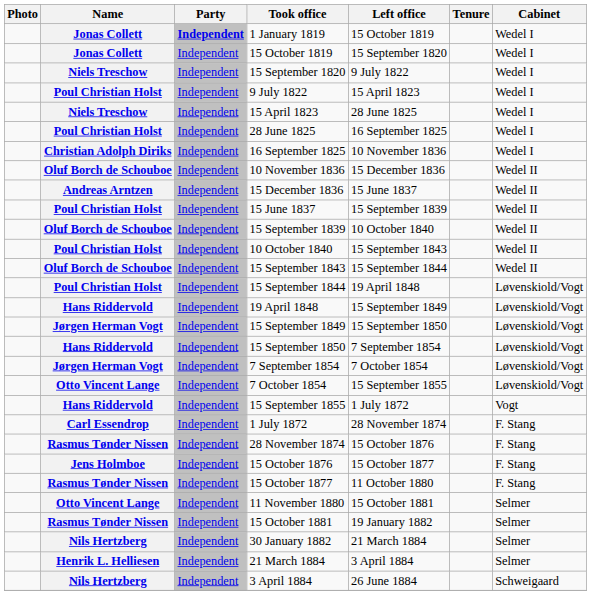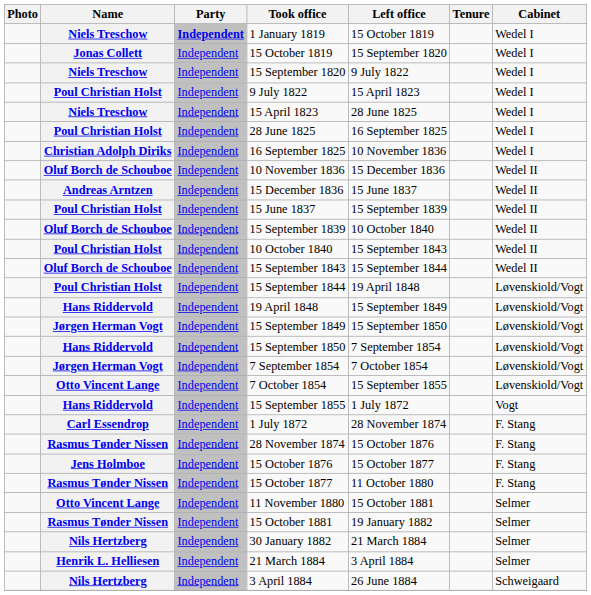(108, 33) Jonas Collett -> (108, 33) Niels Treschow
